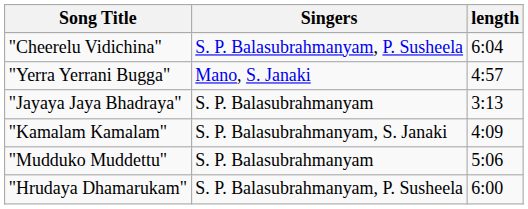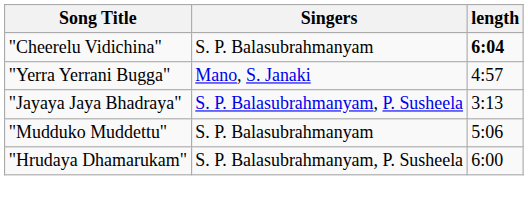(329, 47) S. P. Balasubrahmanyam, P. Susheela -> (284, 47) S. P. Balasubrahmanyam
(487, 47) normal -> (488, 47) bold
(284, 103) S. P. Balasubrahmanyam -> (329, 103) S. P. Balasubrahmanyam, P. Susheela
- row: (88, 132)
